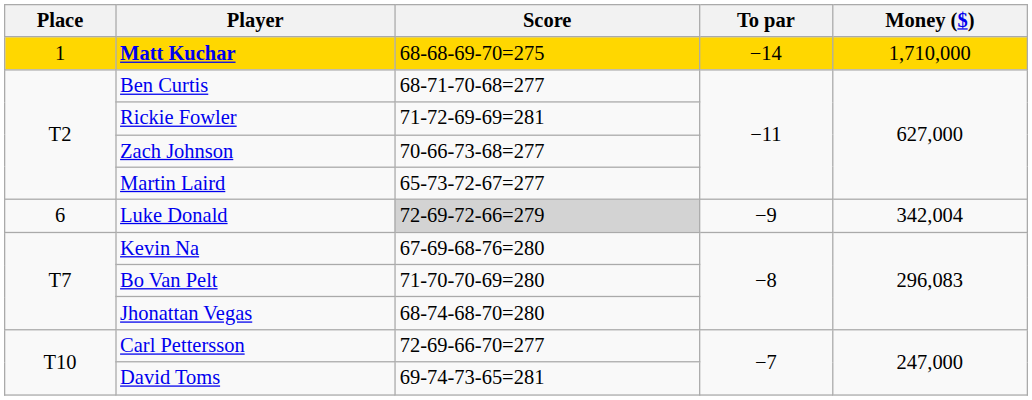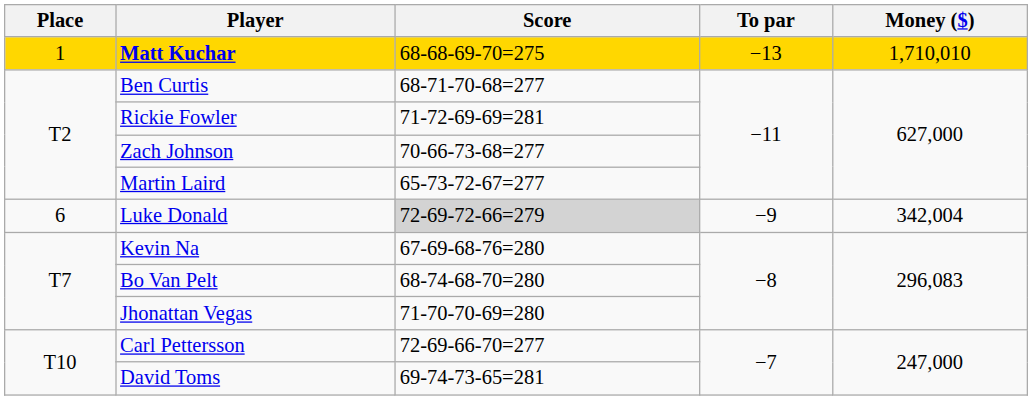(766, 53) −14 -> (766, 53) −13
(930, 53) 1,710,000 -> (930, 53) 1,710,010
(472, 280) 71-70-70-69=280 -> (472, 280) 68-74-68-70=280
(472, 313) 68-74-68-70=280 -> (472, 313) 71-70-70-69=280
